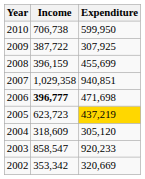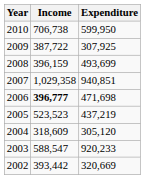(98, 64) 455,699 -> (98, 64) 493,699
(51, 115) 623,723 -> (51, 115) 523,523
(98, 115) gold background -> (98, 115) no background
(51, 149) 858,547 -> (51, 149) 588,547
(51, 166) 353,342 -> (51, 166) 393,442
